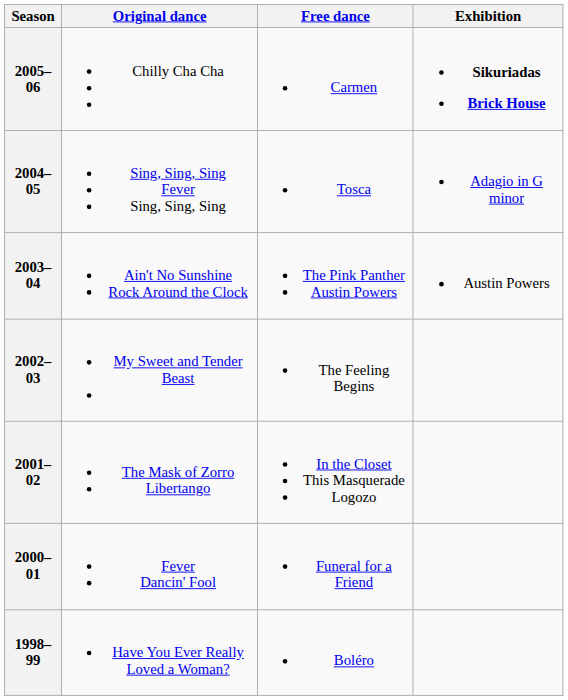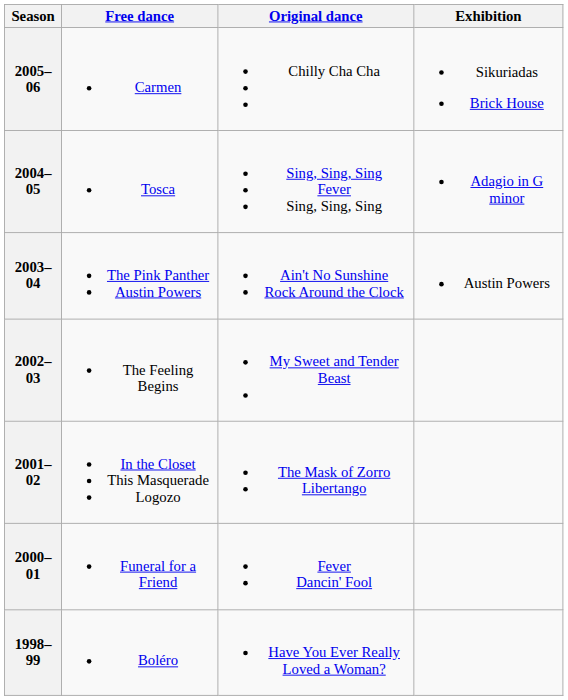columns swapped: (160, 16) <-> (335, 16)
(488, 87) bold -> (488, 87) normal
